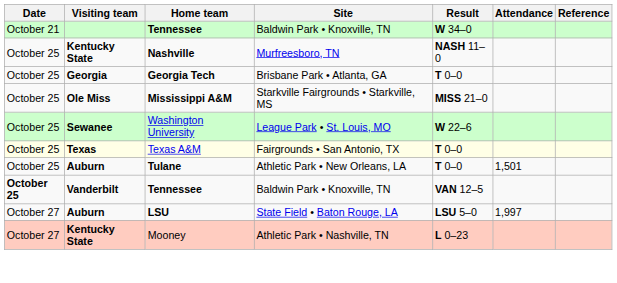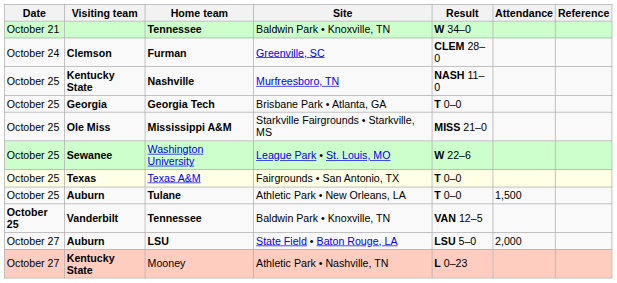+ row: (89, 53)
(508, 167) 1,501 -> (508, 195) 1,500
(508, 212) 1,997 -> (508, 241) 2,000
